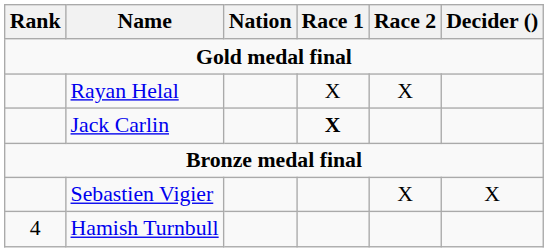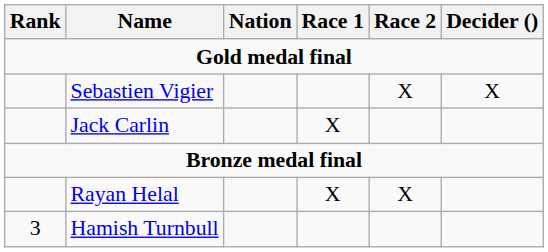rows swapped: (142, 194) <-> (125, 90)
(333, 125) bold -> (333, 125) normal
(35, 228) 4 -> (35, 228) 3
